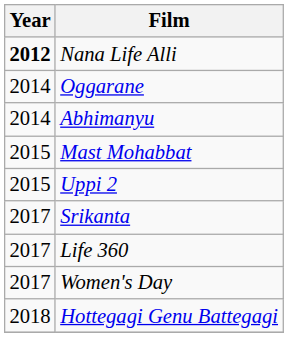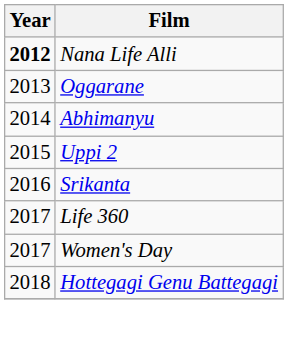(30, 86) 2014 -> (30, 86) 2013
- row: (126, 151)
(30, 217) 2017 -> (30, 184) 2016
